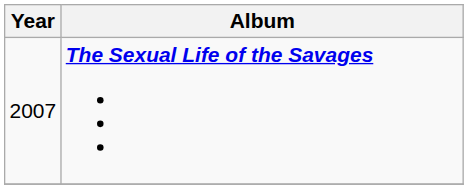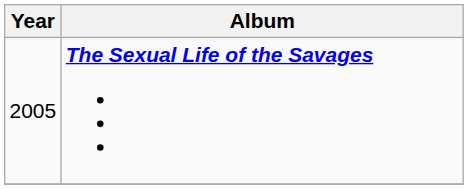(33, 110) 2007 -> (33, 110) 2005
